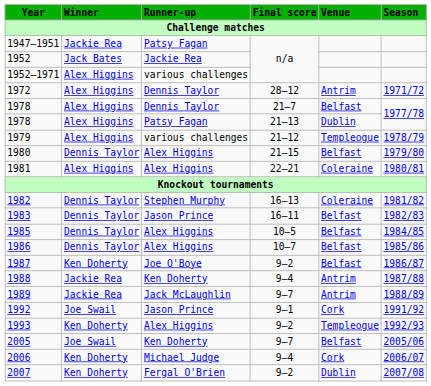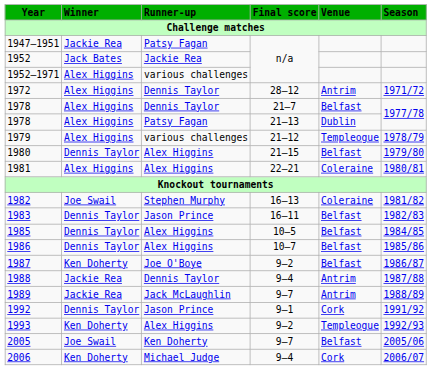(102, 200) Dennis Taylor -> (90, 200) Joe Swail
(176, 279) Ken Doherty -> (182, 279) Dennis Taylor
(90, 310) Joe Swail -> (102, 310) Dennis Taylor
- row: (19, 373)
